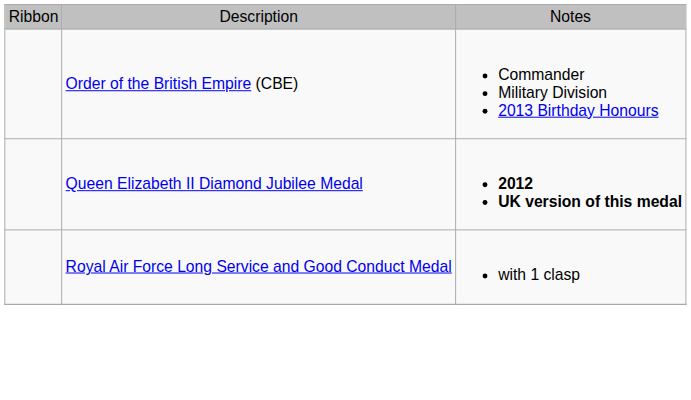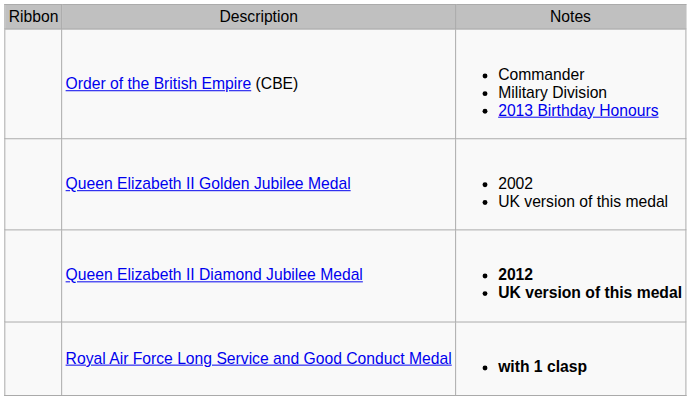+ row: (208, 184)
(570, 276) normal -> (570, 367) bold
